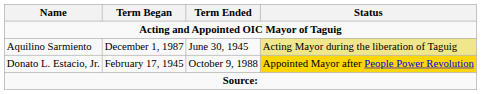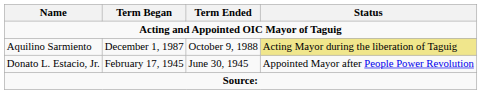(218, 47) June 30, 1945 -> (223, 47) October 9, 1988
(223, 64) October 9, 1988 -> (218, 64) June 30, 1945
(368, 64) gold background -> (368, 64) no background
